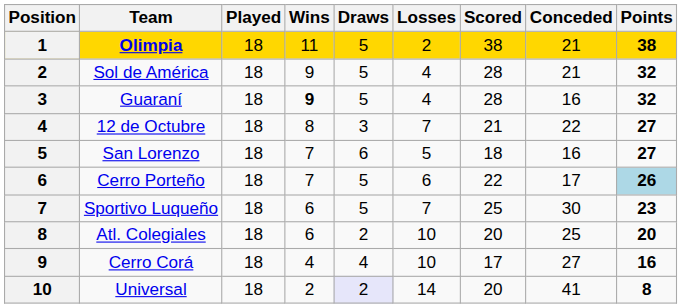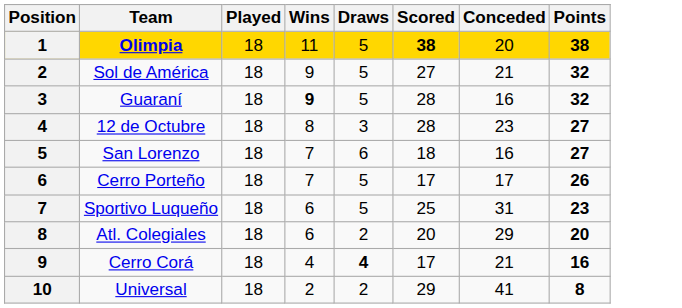- column: (427, 18)
(493, 45) normal -> (426, 45) bold
(571, 45) 21 -> (504, 45) 20
(493, 72) 28 -> (426, 72) 27
(493, 126) 21 -> (426, 126) 28
(571, 126) 22 -> (504, 126) 23
(493, 180) 22 -> (426, 180) 17
(647, 180) lightblue background -> (580, 180) no background
(571, 208) 30 -> (504, 208) 31
(571, 235) 25 -> (504, 235) 29
(363, 262) normal -> (363, 262) bold
(571, 262) 27 -> (504, 262) 21
(363, 289) lavender background -> (363, 289) no background
(493, 289) 20 -> (426, 289) 29
